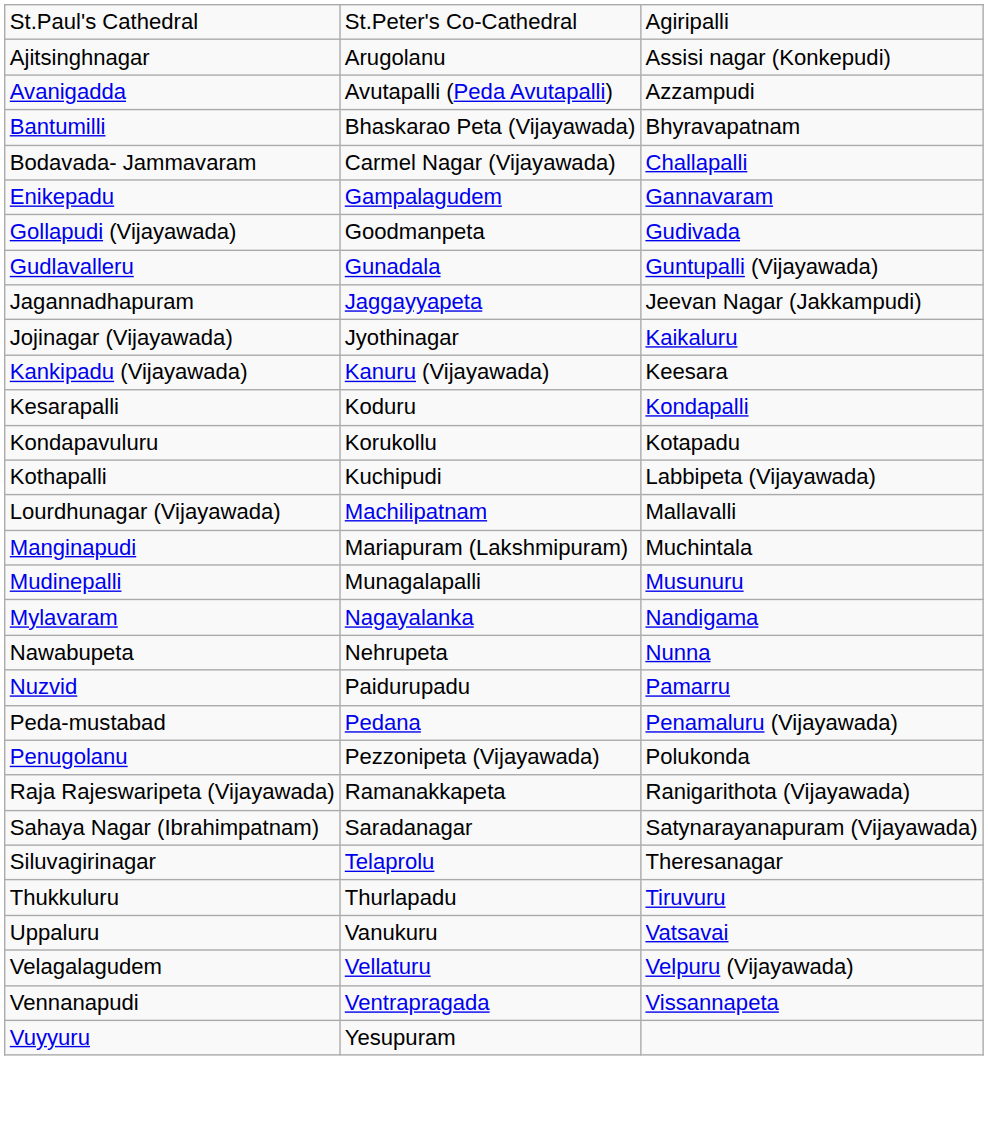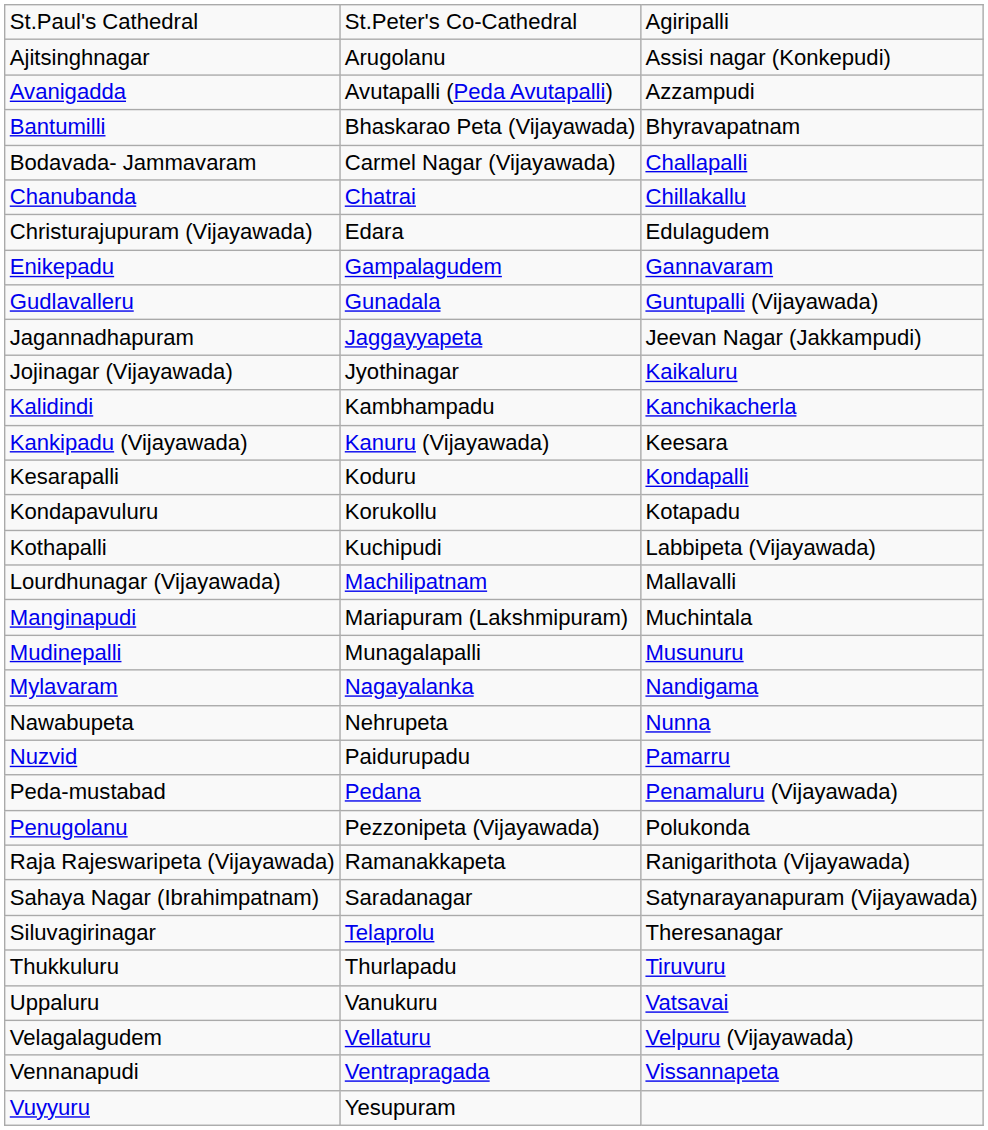+ row: (73, 197)
+ row: (161, 232)
- row: (123, 232)
+ row: (52, 407)
